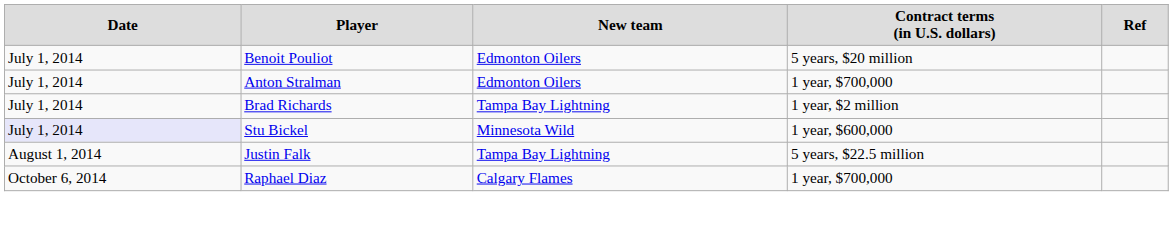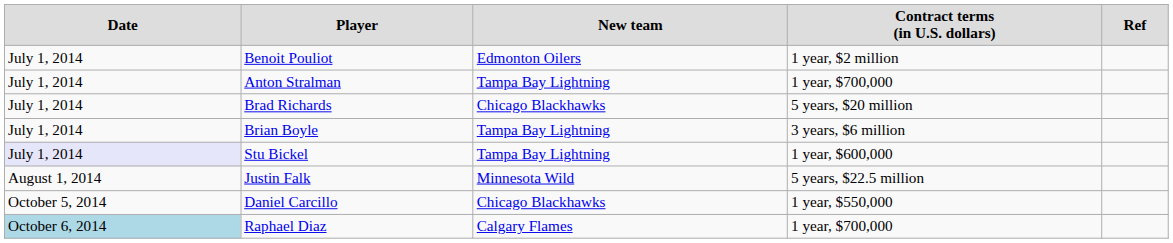(852, 57) 5 years, $20 million -> (845, 57) 1 year, $2 million
(529, 81) Edmonton Oilers -> (543, 81) Tampa Bay Lightning
(543, 105) Tampa Bay Lightning -> (541, 105) Chicago Blackhawks
(845, 105) 1 year, $2 million -> (852, 105) 5 years, $20 million
+ row: (281, 130)
(525, 130) Minnesota Wild -> (543, 154) Tampa Bay Lightning
(543, 154) Tampa Bay Lightning -> (525, 178) Minnesota Wild
+ row: (291, 202)
(57, 178) no background -> (57, 226) lightblue background
